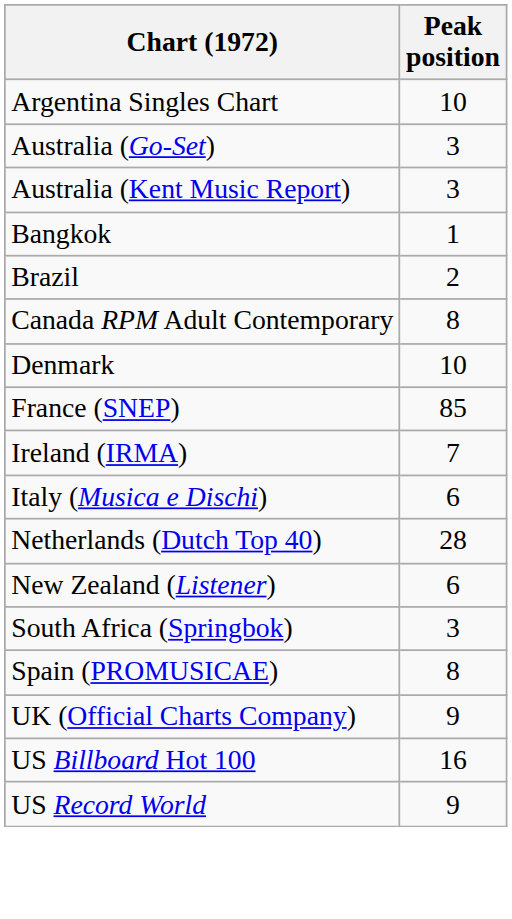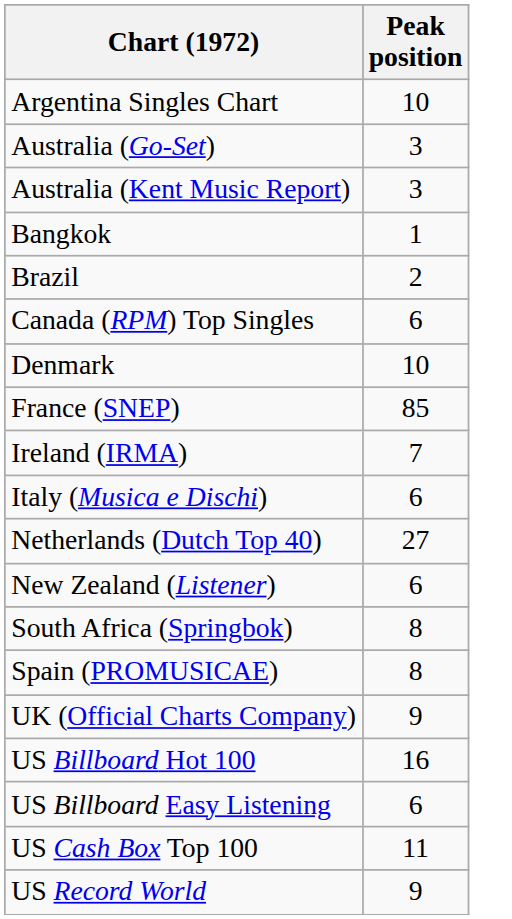+ row: (163, 320)
- row: (202, 320)
(453, 540) 28 -> (416, 540) 27
(453, 628) 3 -> (416, 628) 8
+ row: (171, 803)
+ row: (135, 847)
